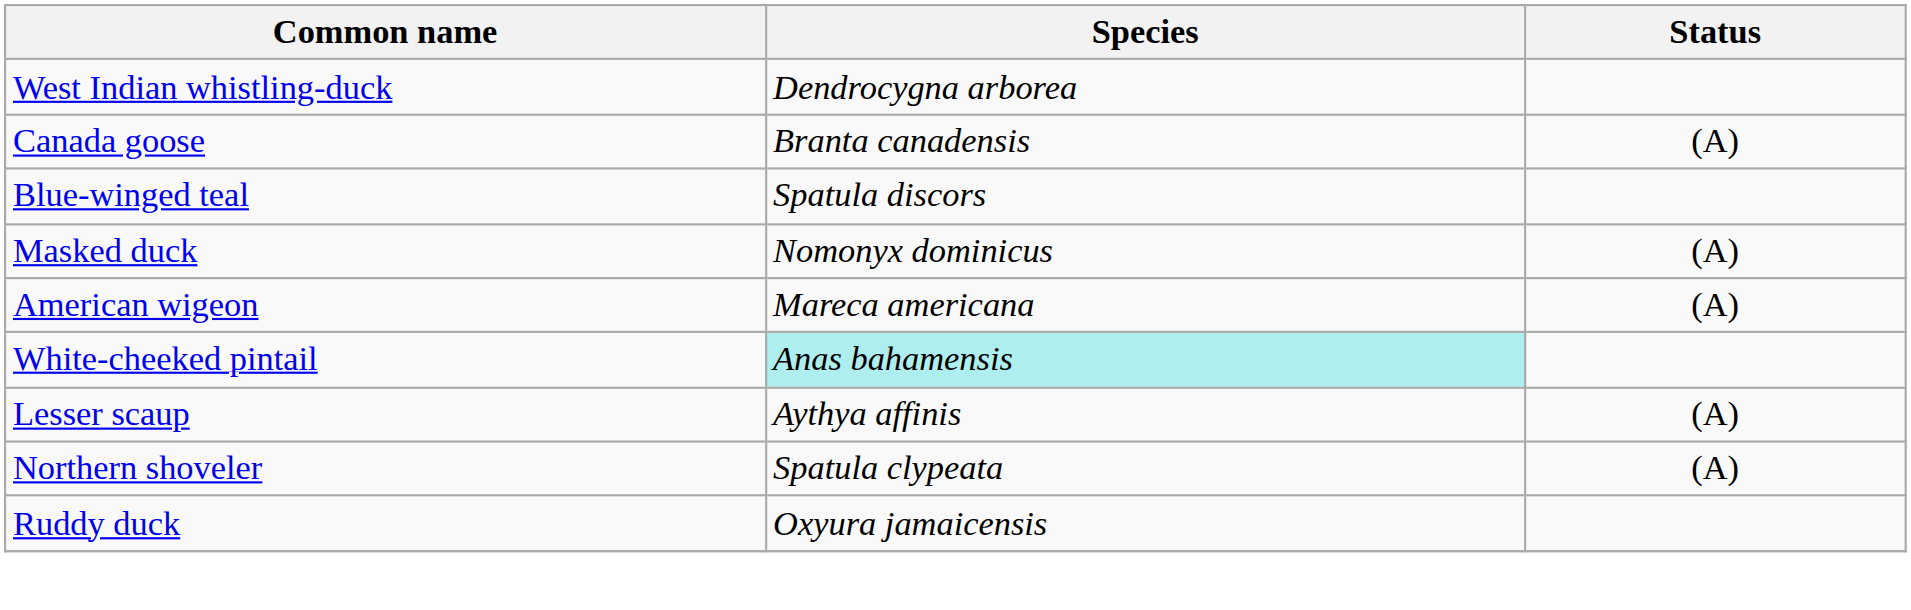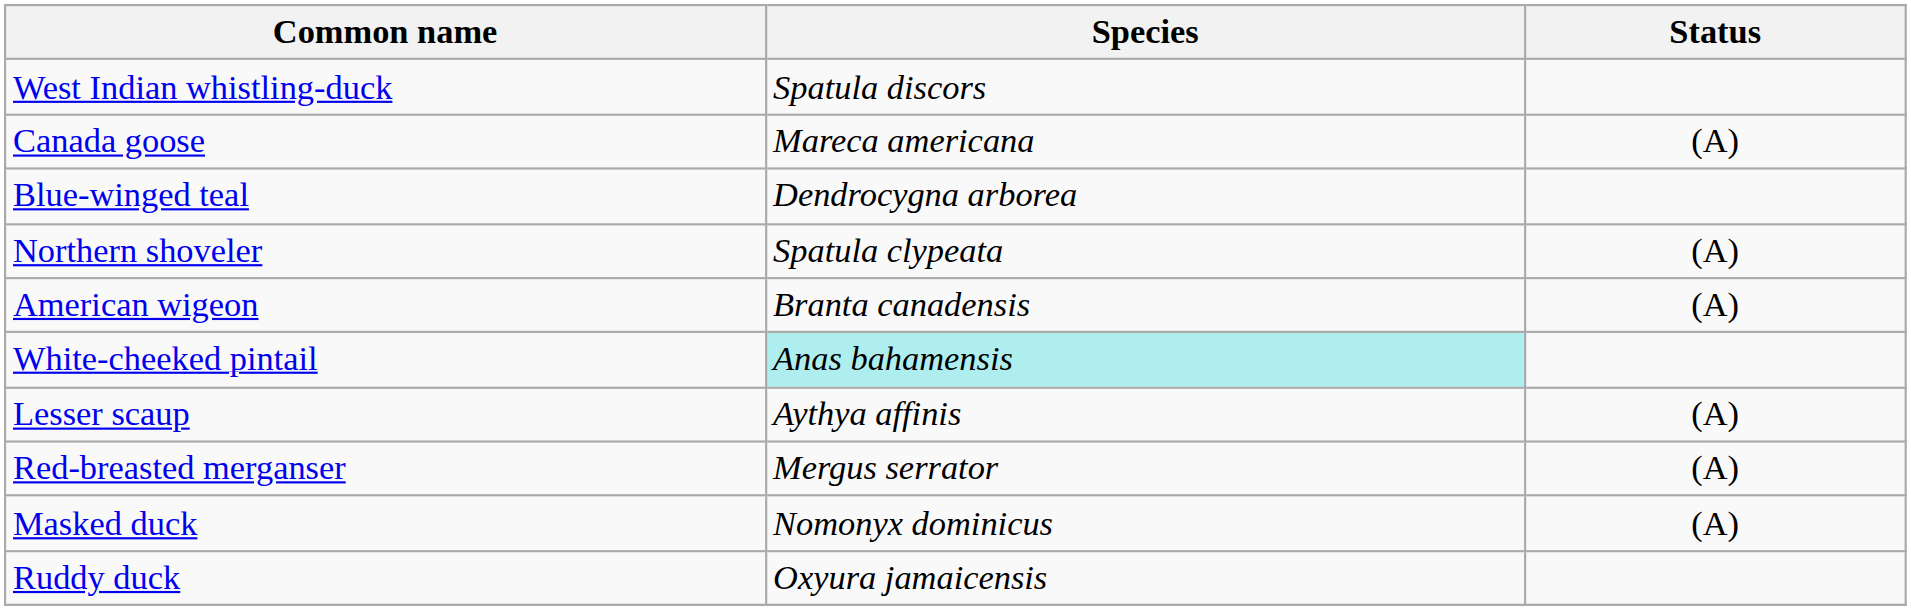(925, 86) Dendrocygna arborea -> (880, 86) Spatula discors
(902, 140) Branta canadensis -> (904, 140) Mareca americana
(880, 195) Spatula discors -> (925, 195) Dendrocygna arborea
rows swapped: (138, 468) <-> (105, 250)
(904, 304) Mareca americana -> (902, 304) Branta canadensis
+ row: (179, 468)
